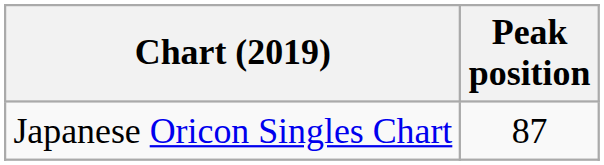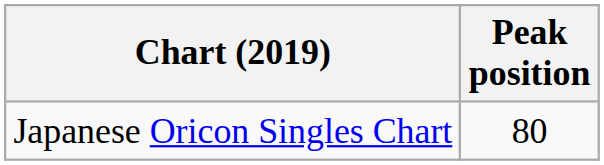(530, 130) 87 -> (530, 130) 80
